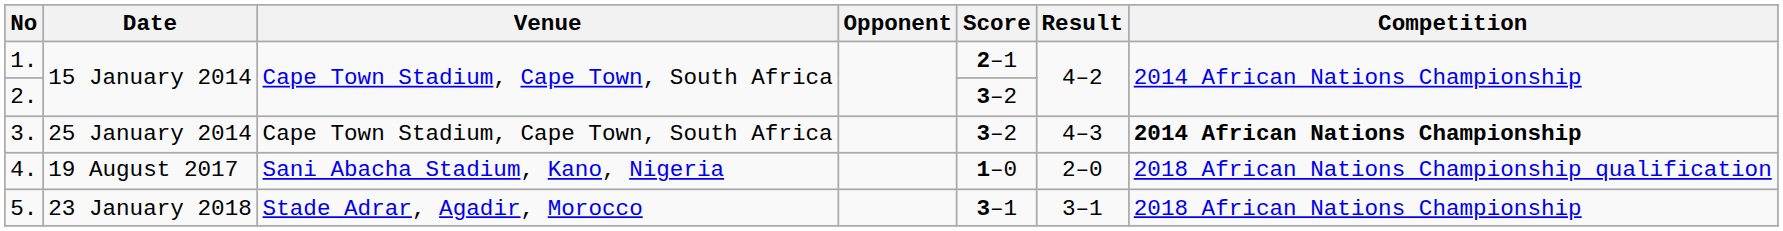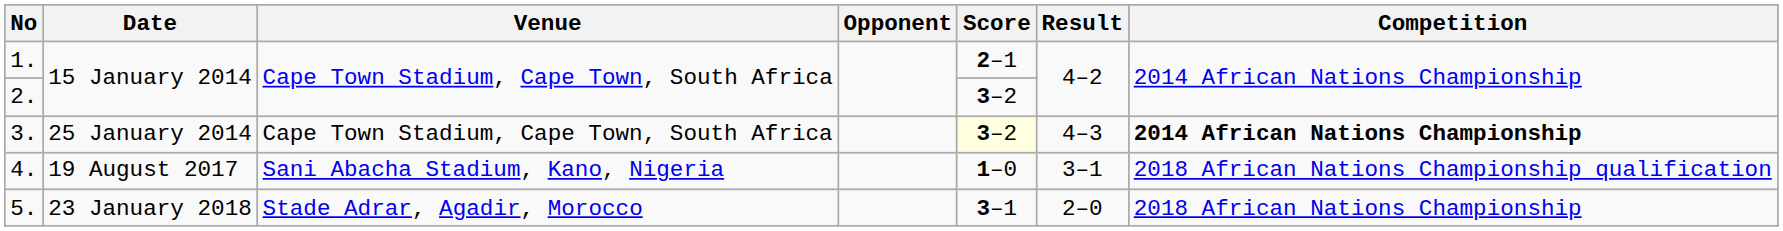(997, 134) no background -> (997, 134) lightyellow background
(1082, 171) 2–0 -> (1082, 171) 3–1
(1082, 208) 3–1 -> (1082, 208) 2–0
